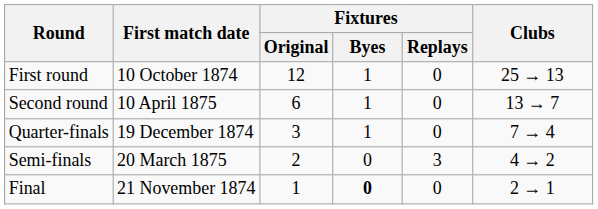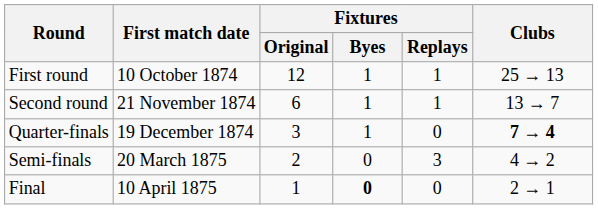(437, 75) 0 -> (437, 75) 1
(167, 103) 10 April 1875 -> (186, 103) 21 November 1874
(437, 103) 0 -> (437, 103) 1
(532, 132) normal -> (532, 132) bold
(186, 189) 21 November 1874 -> (167, 189) 10 April 1875
